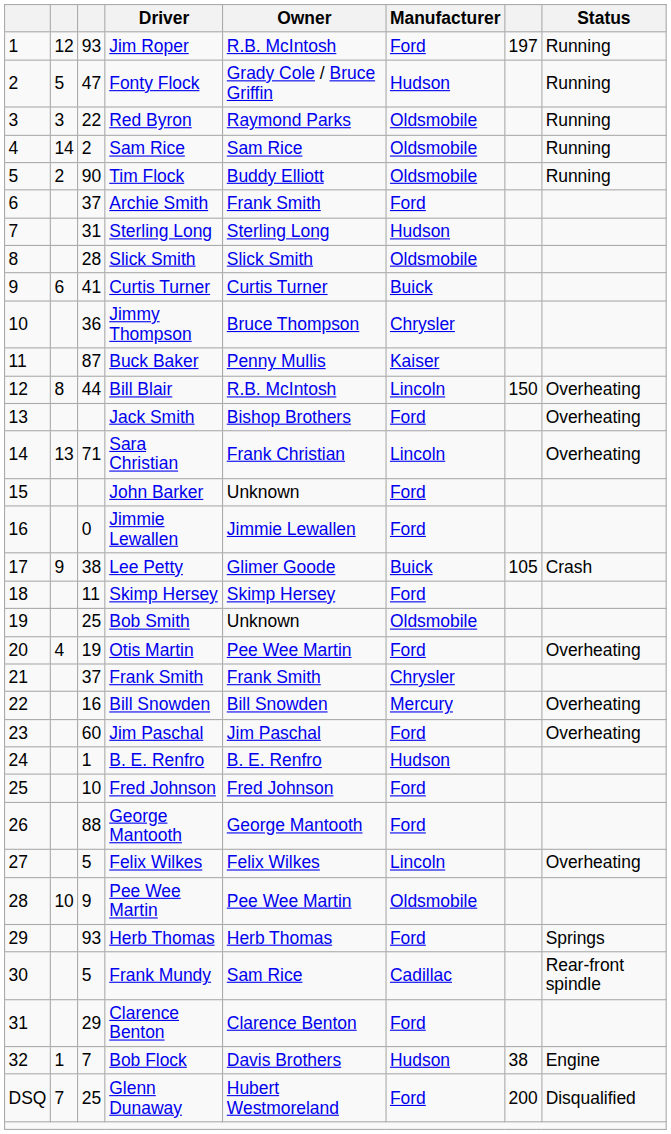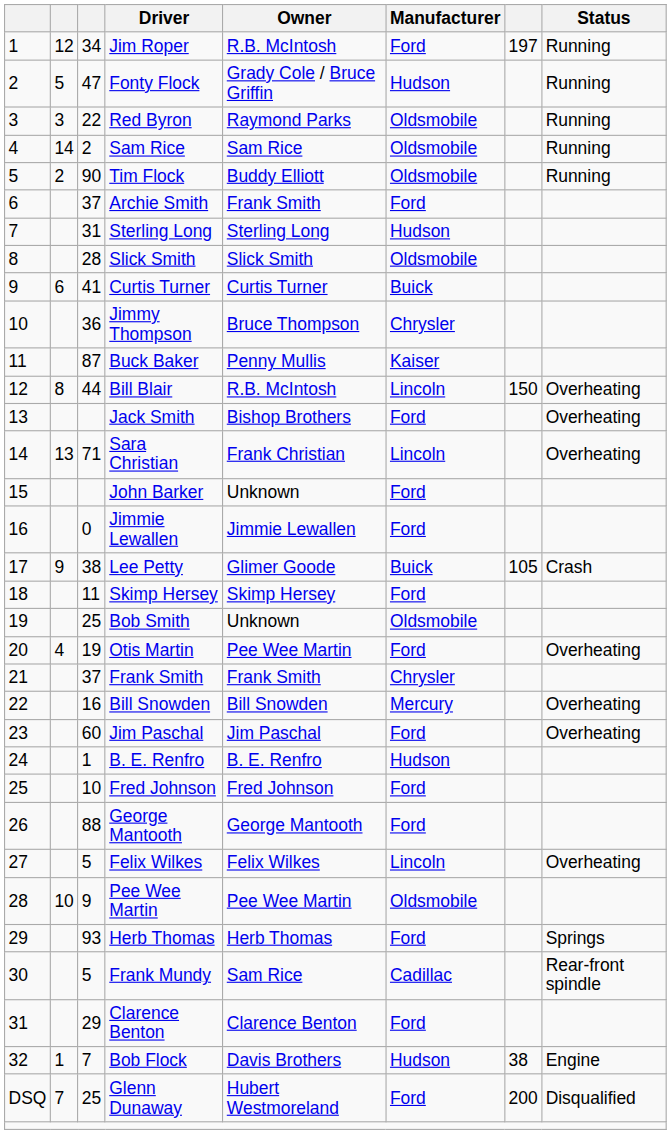(92, 45) 93 -> (92, 45) 34
